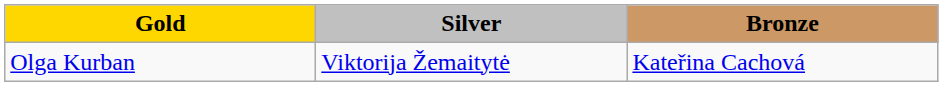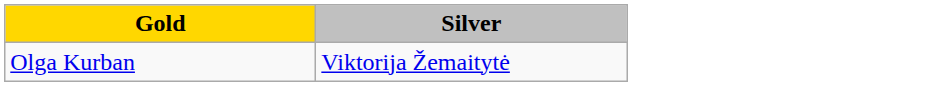- column: (782, 23)
